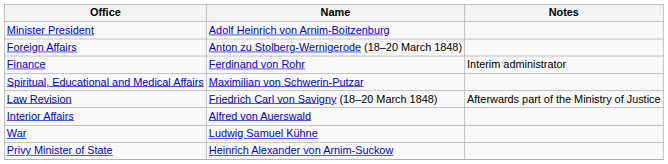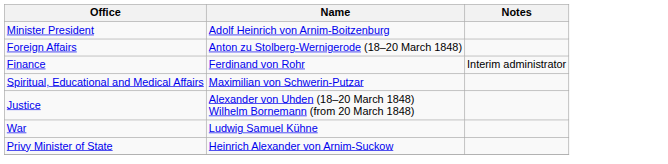+ row: (24, 105)
- row: (39, 99)
- row: (40, 116)
